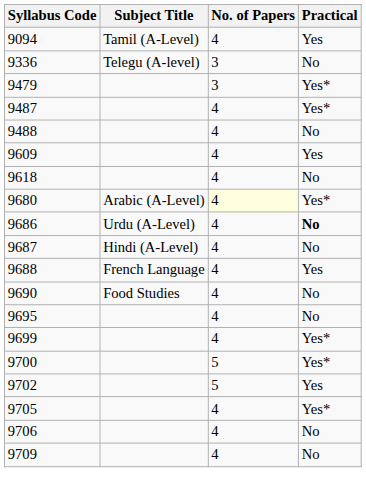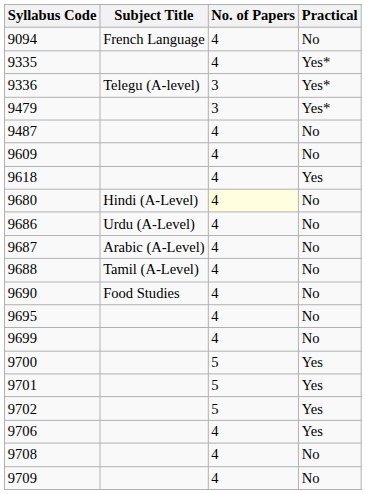(151, 39) Tamil (A-Level) -> (154, 39) French Language
(312, 39) Yes -> (311, 39) No
+ row: (22, 62)
(311, 62) No -> (316, 85) Yes*
(316, 108) Yes* -> (311, 131) No
- row: (22, 131)
(312, 154) Yes -> (311, 154) No
(311, 177) No -> (312, 177) Yes
(154, 200) Arabic (A-Level) -> (151, 200) Hindi (A-Level)
(316, 200) Yes* -> (311, 200) No
(311, 223) bold -> (311, 223) normal
(151, 246) Hindi (A-Level) -> (154, 246) Arabic (A-Level)
(154, 270) French Language -> (151, 270) Tamil (A-Level)
(312, 270) Yes -> (311, 270) No
(316, 339) Yes* -> (311, 339) No
(316, 362) Yes* -> (312, 362) Yes
+ row: (22, 385)
- row: (22, 408)
(311, 431) No -> (312, 431) Yes
+ row: (22, 454)
